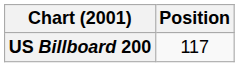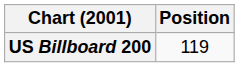(195, 47) 117 -> (195, 47) 119
